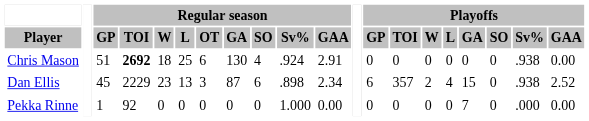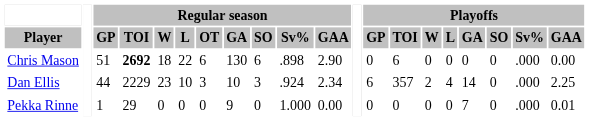(185, 60) 25 -> (185, 60) 22
(258, 60) 4 -> (258, 60) 6
(292, 60) .924 -> (292, 60) .898
(330, 60) 2.91 -> (330, 60) 2.90
(396, 60) 0 -> (396, 60) 6
(527, 60) .938 -> (527, 60) .000
(103, 83) 45 -> (103, 83) 44
(185, 83) 13 -> (185, 83) 10
(233, 83) 87 -> (233, 83) 10
(258, 83) 6 -> (258, 83) 3
(292, 83) .898 -> (292, 83) .924
(469, 83) 15 -> (469, 83) 14
(527, 83) .938 -> (527, 83) .000
(563, 83) 2.52 -> (563, 83) 2.25
(130, 105) 92 -> (130, 105) 29
(230, 105) 0 -> (230, 105) 9
(563, 105) 0.00 -> (563, 105) 0.01
